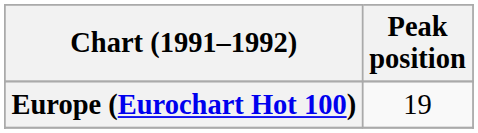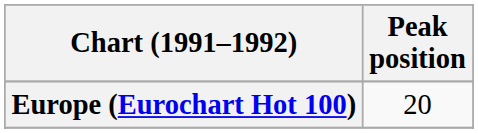(418, 104) 19 -> (418, 104) 20
